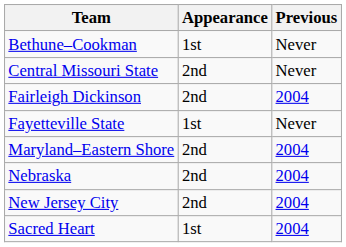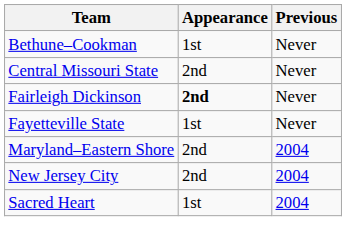(194, 96) normal -> (195, 96) bold
(292, 96) 2004 -> (296, 96) Never
- row: (40, 176)
